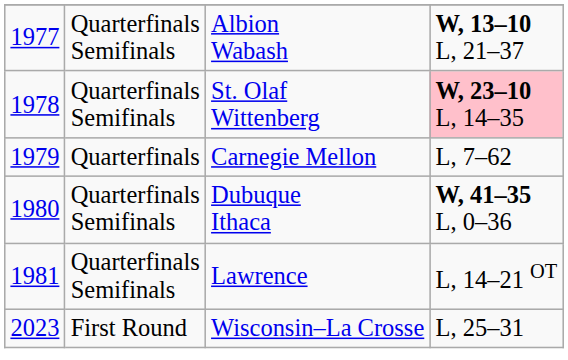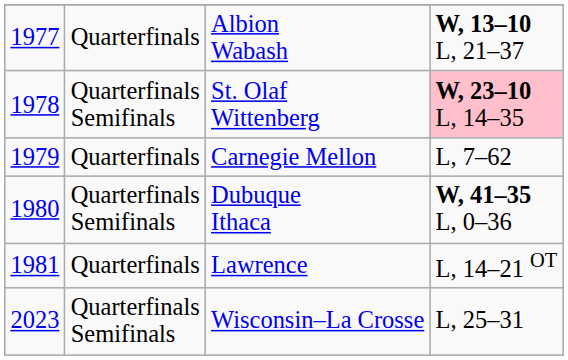(135, 37) Quarterfinals Semifinals -> (135, 37) Quarterfinals
(135, 275) Quarterfinals Semifinals -> (135, 265) Quarterfinals
(129, 328) First Round -> (135, 321) Quarterfinals Semifinals
